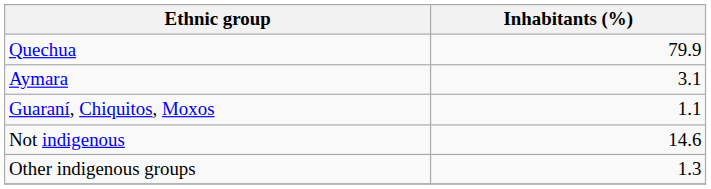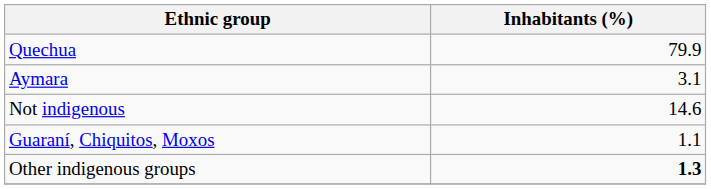rows swapped: (112, 109) <-> (67, 139)
(690, 169) normal -> (690, 169) bold
